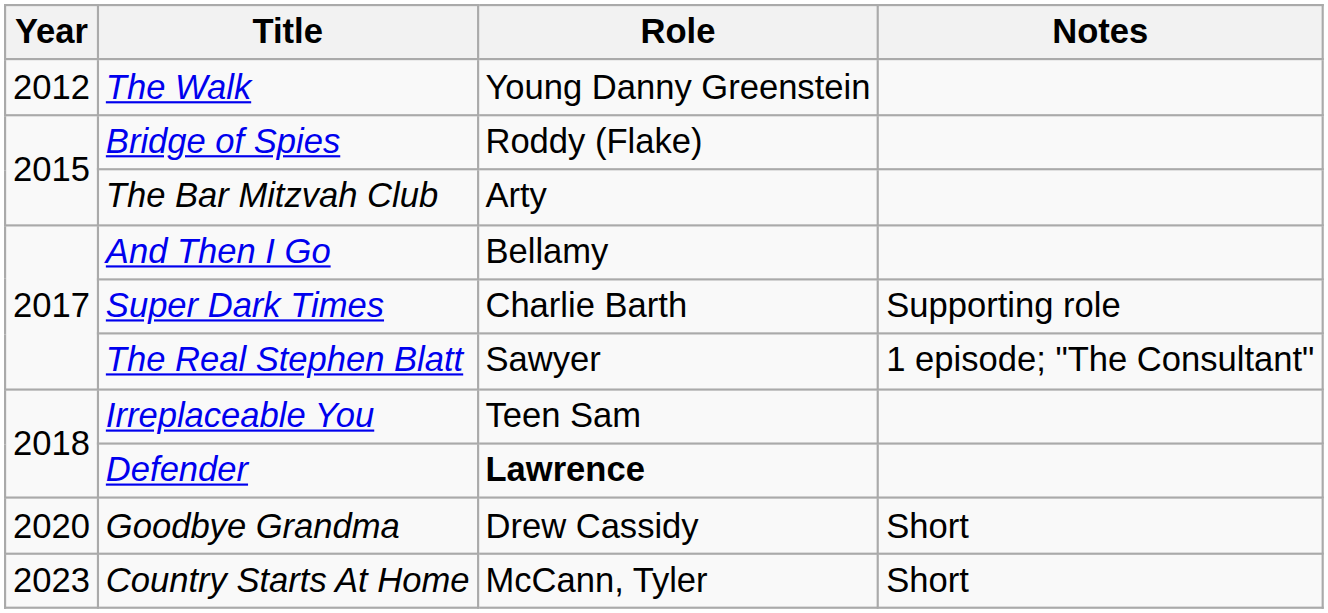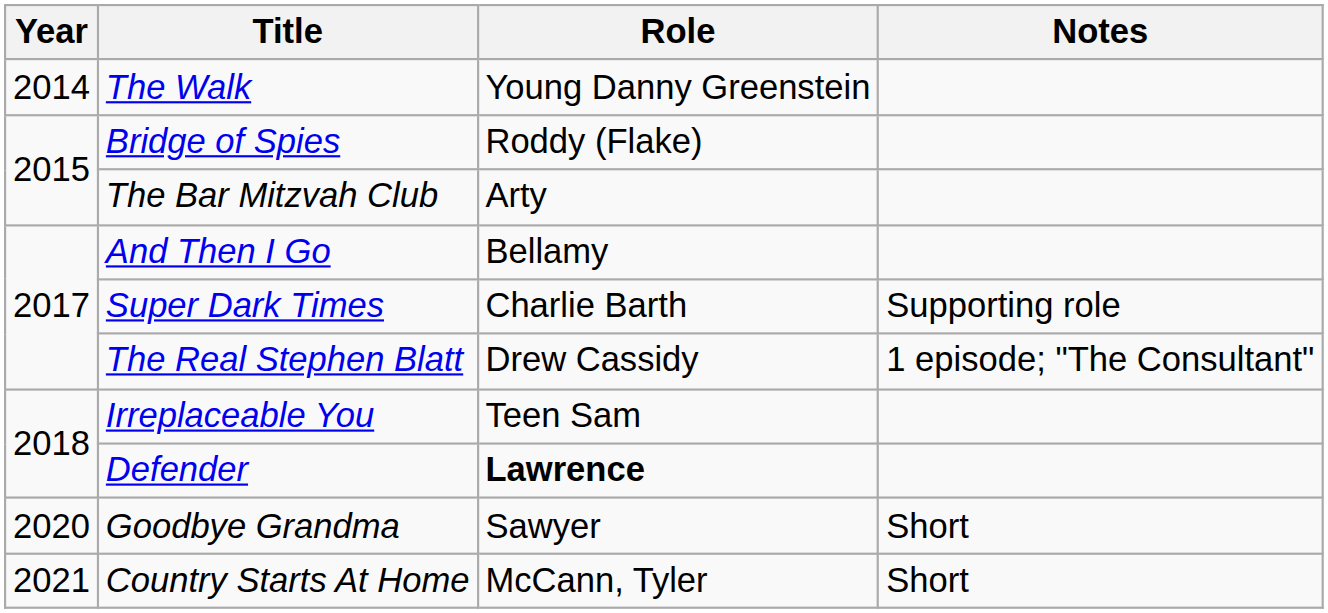(51, 86) 2012 -> (51, 86) 2014
(543, 360) Sawyer -> (592, 360) Drew Cassidy
(592, 525) Drew Cassidy -> (543, 525) Sawyer
(51, 580) 2023 -> (51, 580) 2021
